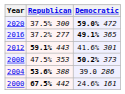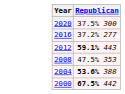- column: (97, 11)
